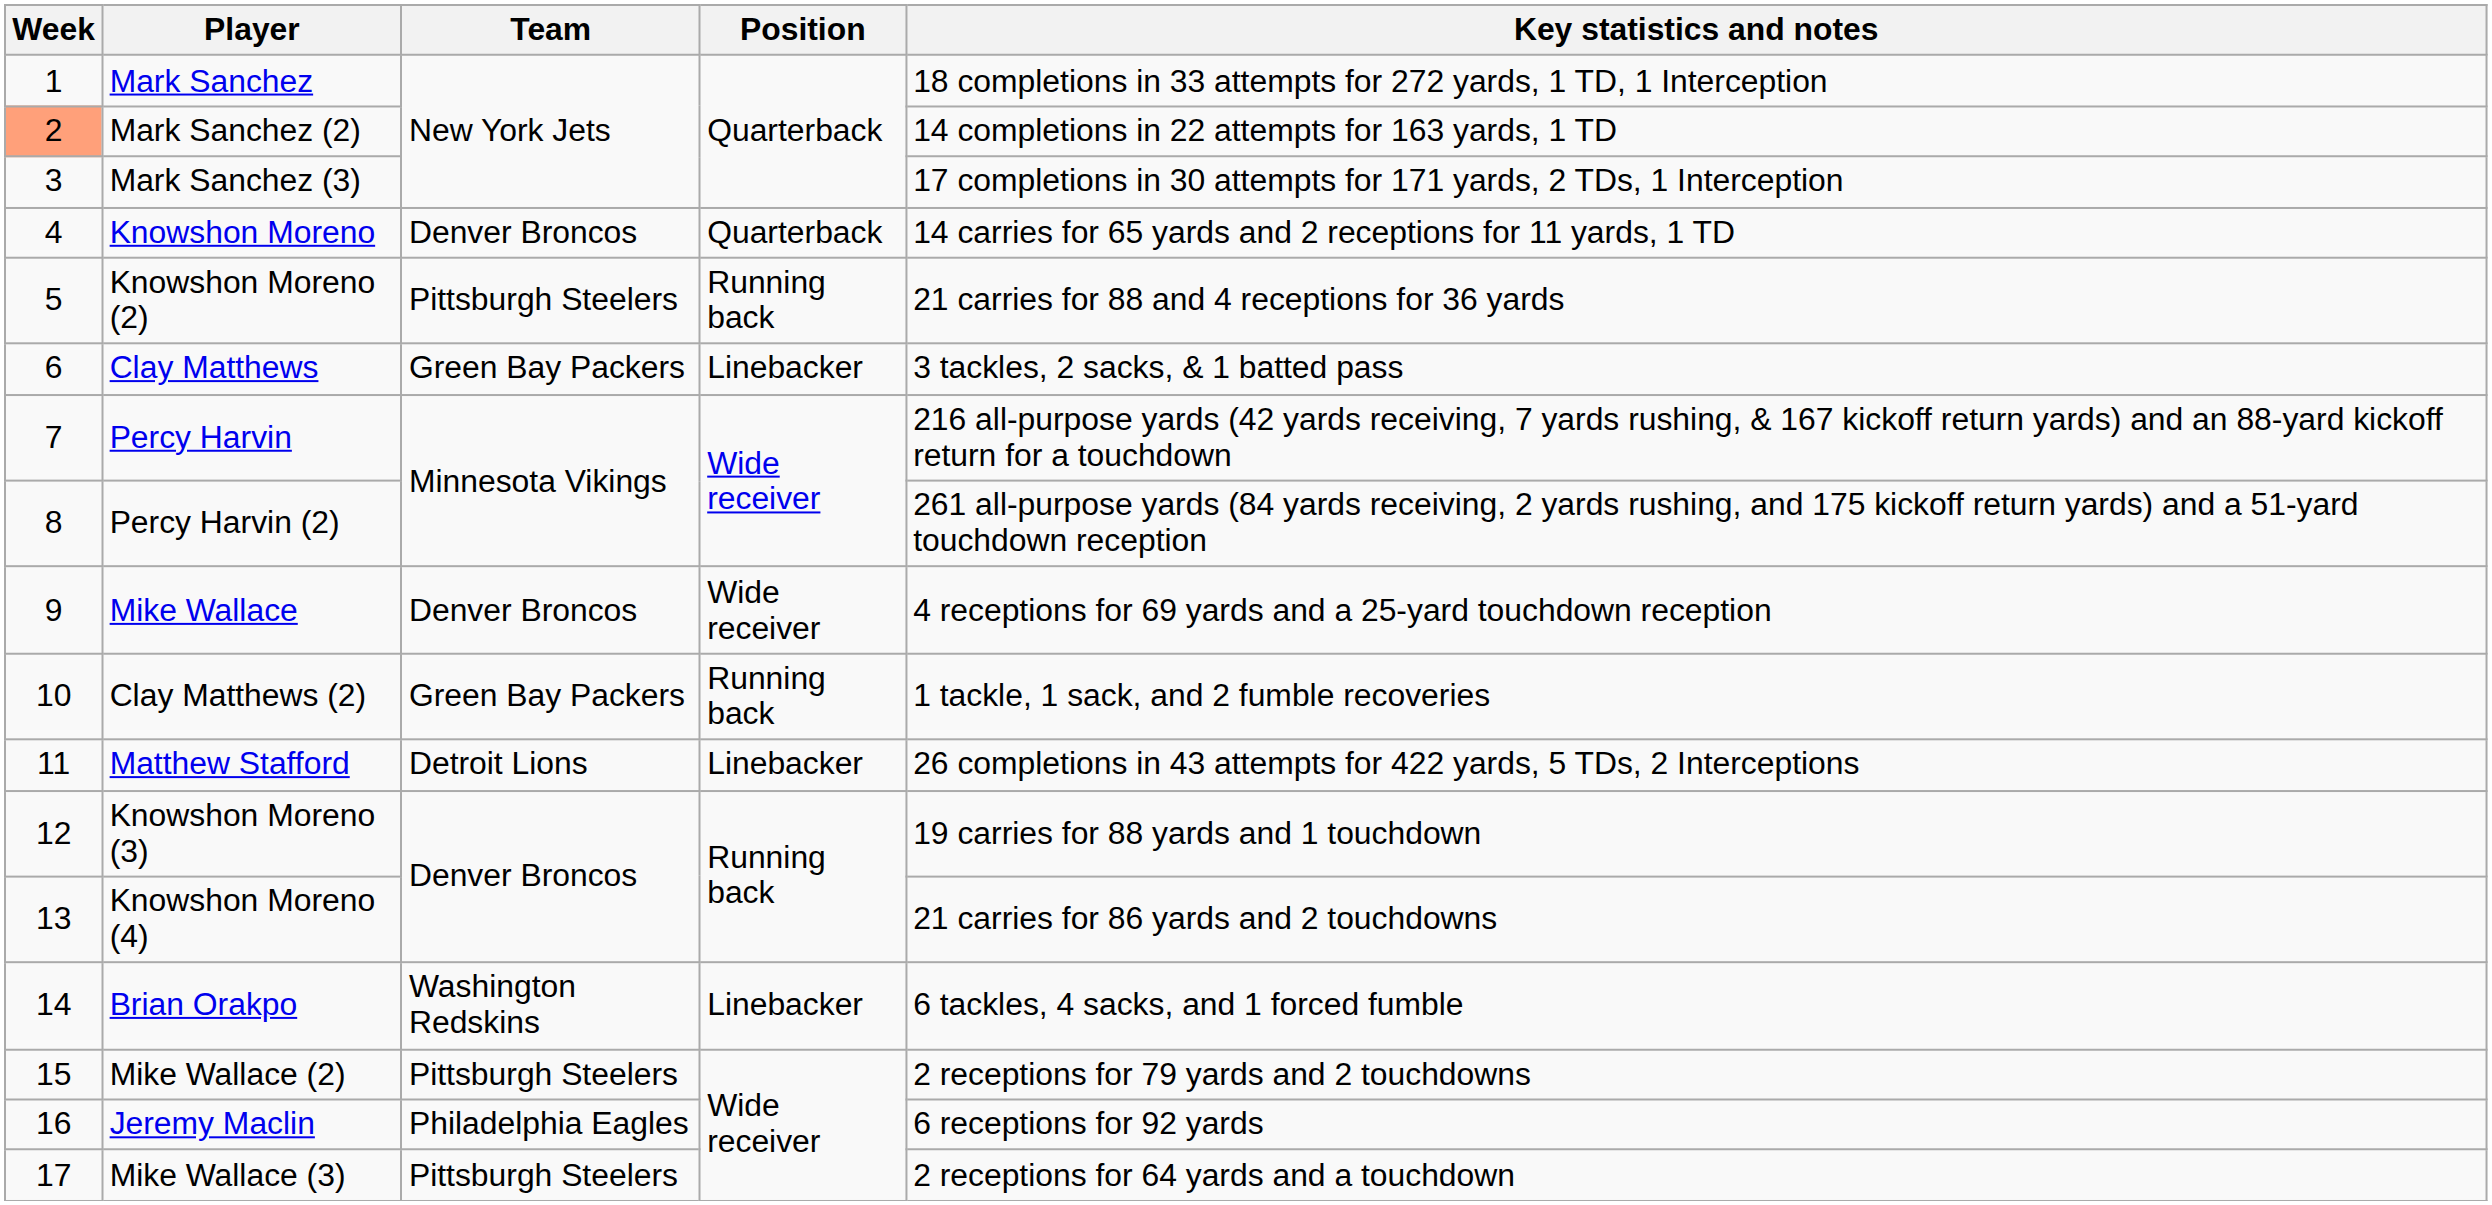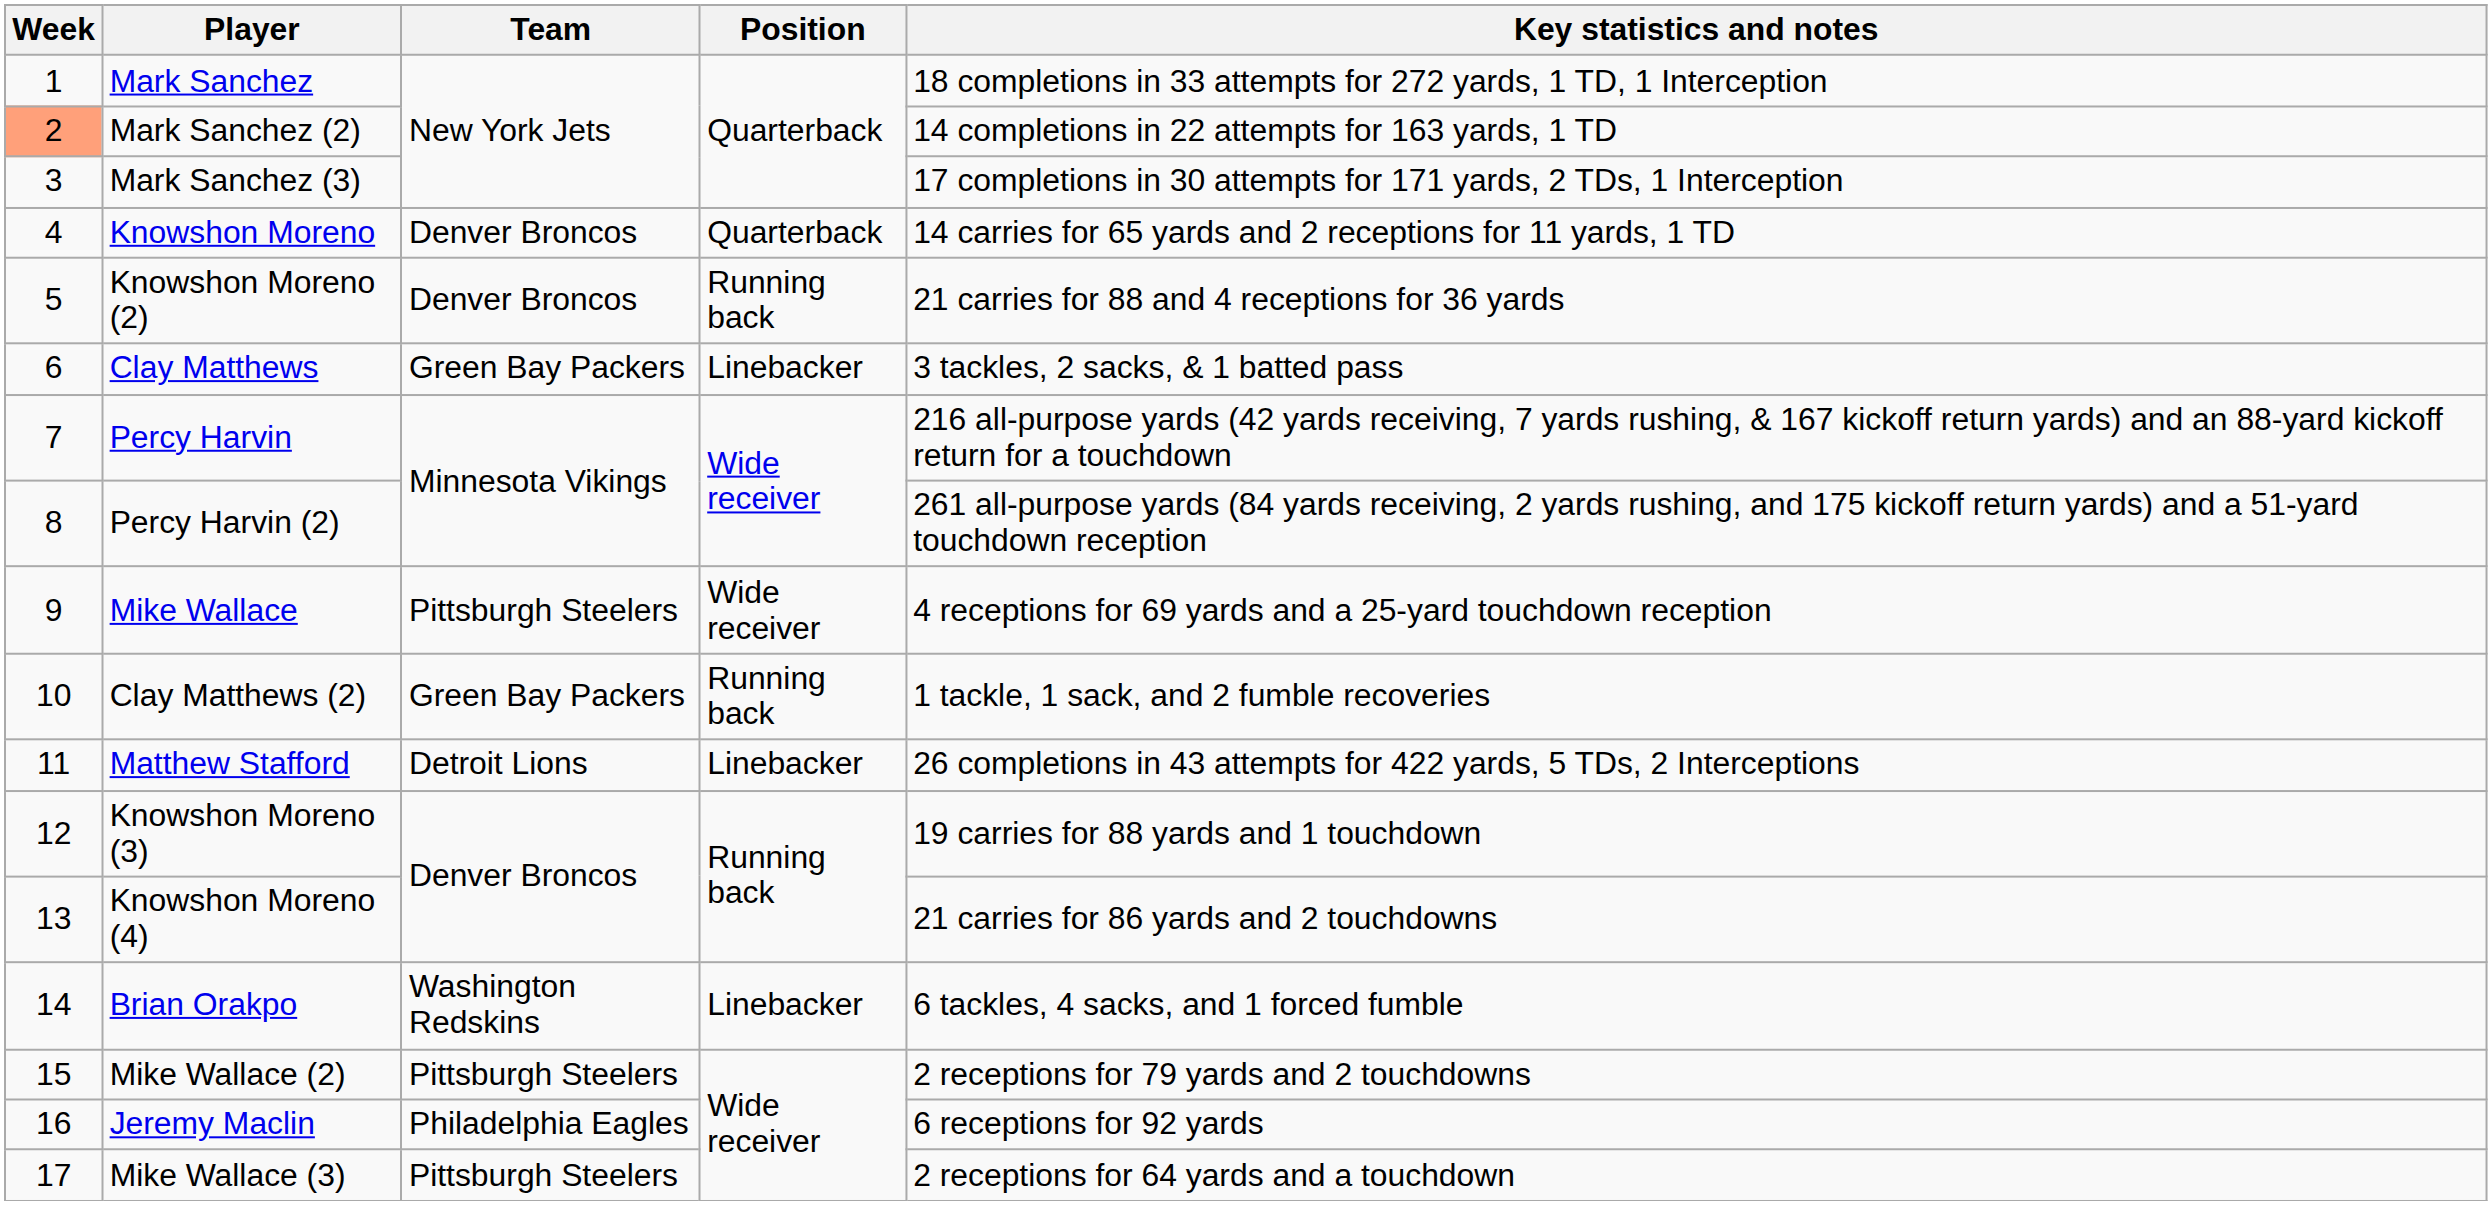(543, 300) Pittsburgh Steelers -> (523, 300) Denver Broncos
(523, 609) Denver Broncos -> (543, 609) Pittsburgh Steelers
